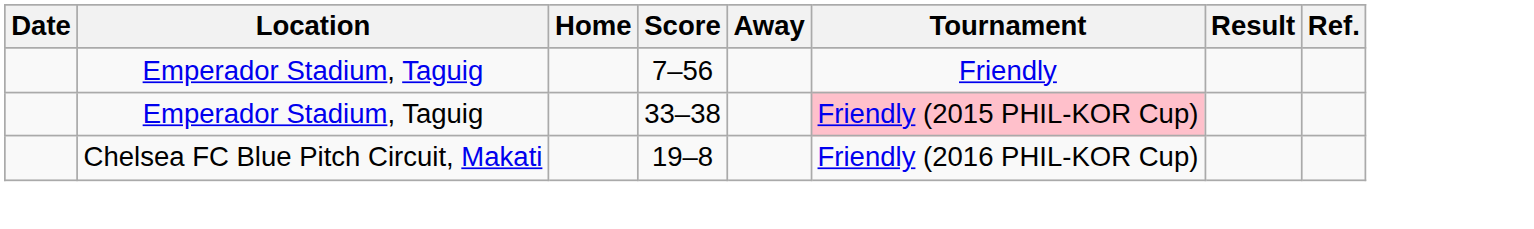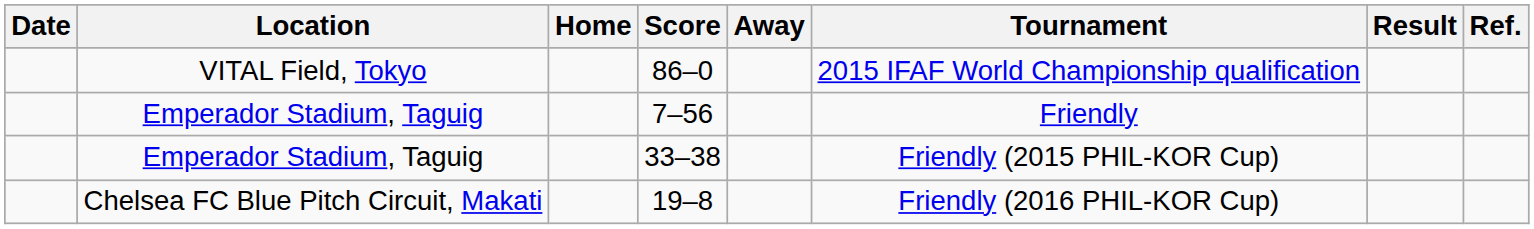+ row: (682, 69)
(1008, 113) pink background -> (1089, 157) no background
